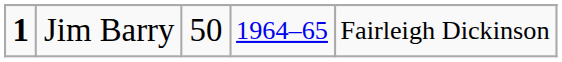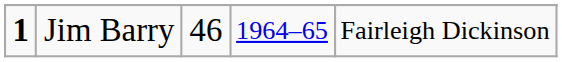(206, 30) 50 -> (206, 30) 46
